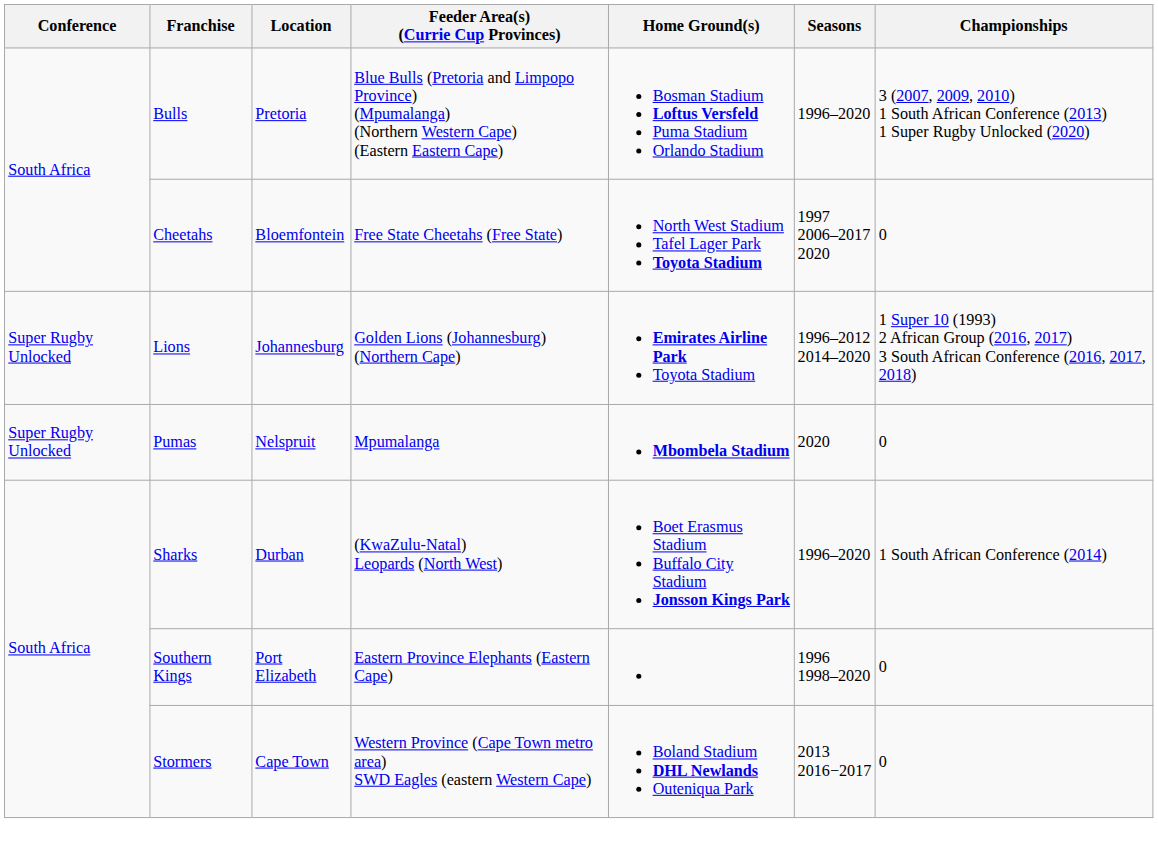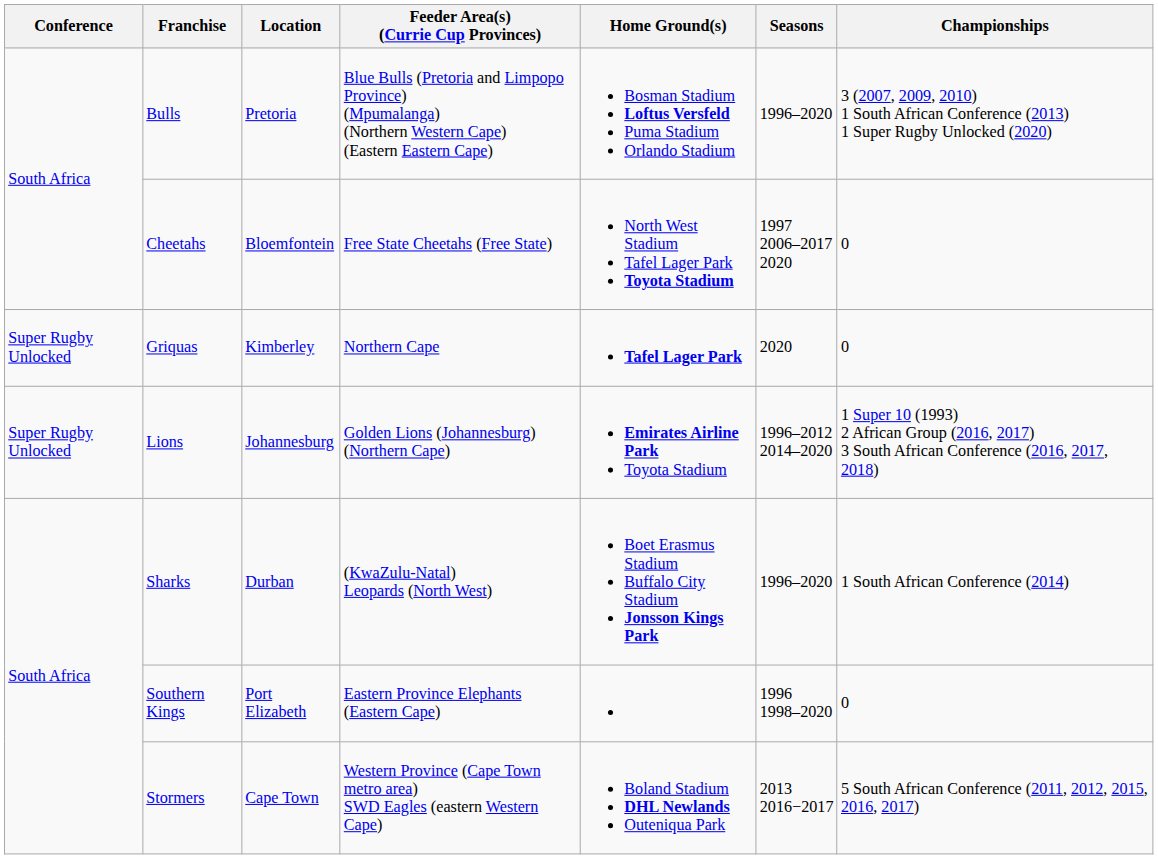+ row: (172, 347)
- row: (175, 442)
(883, 761) 0 -> (994, 797) 5 South African Conference (2011, 2012, 2015, 2016, 2017)
